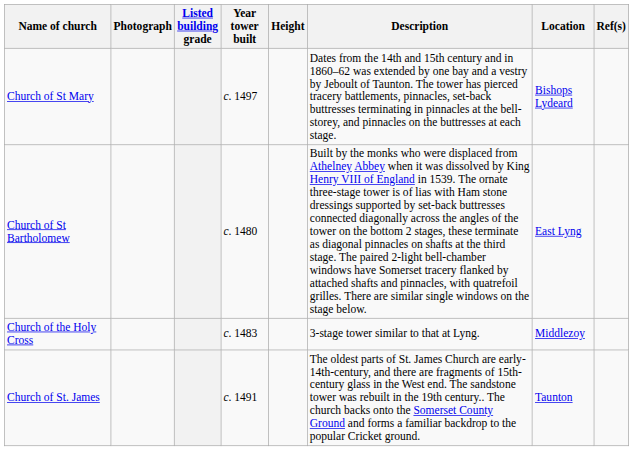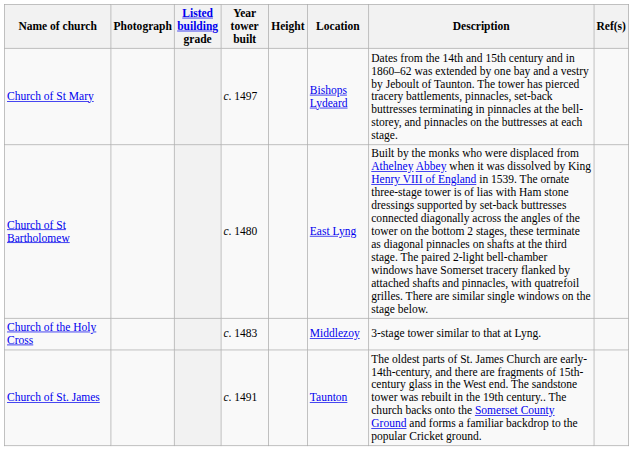columns swapped: (563, 26) <-> (420, 26)
